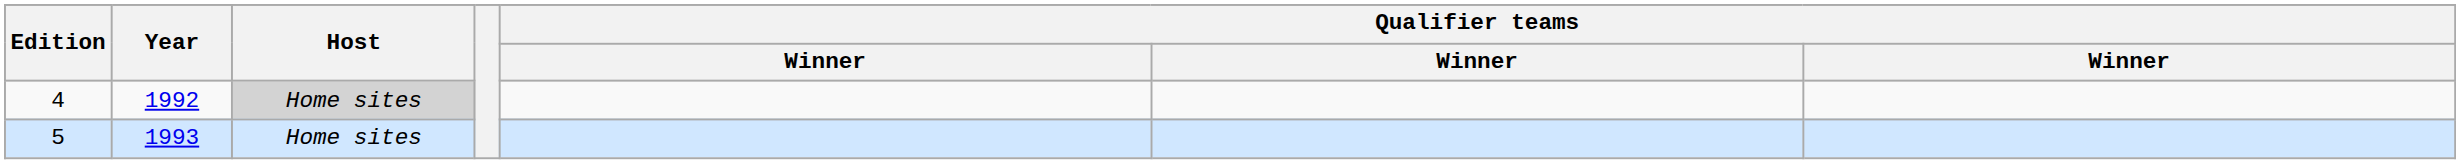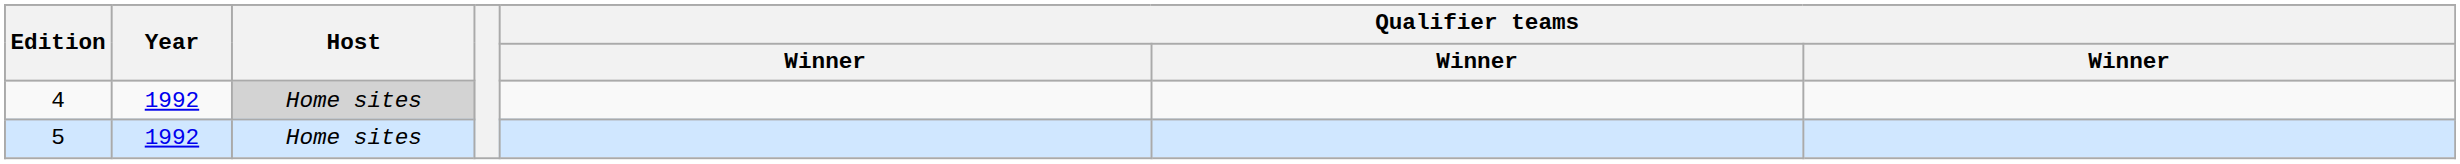(172, 138) 1993 -> (172, 138) 1992
